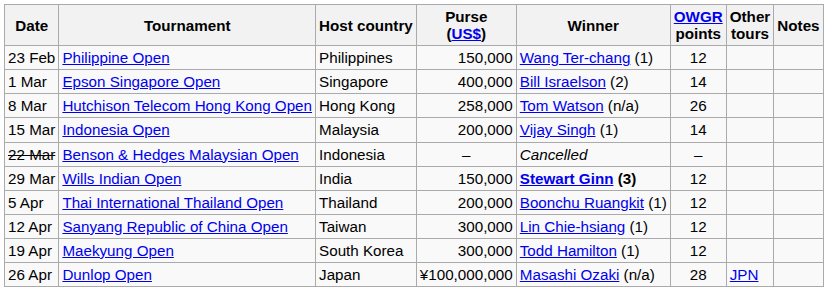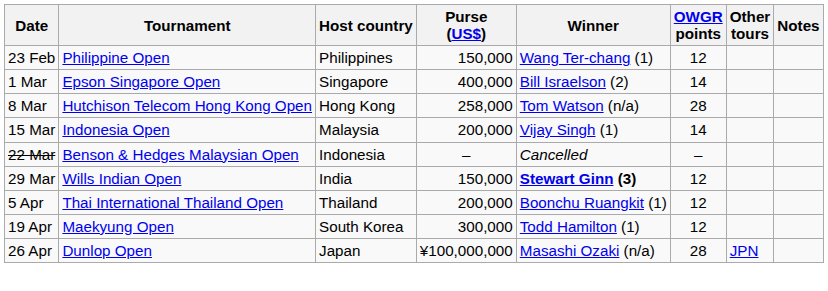(698, 106) 26 -> (698, 106) 28
- row: (30, 226)
